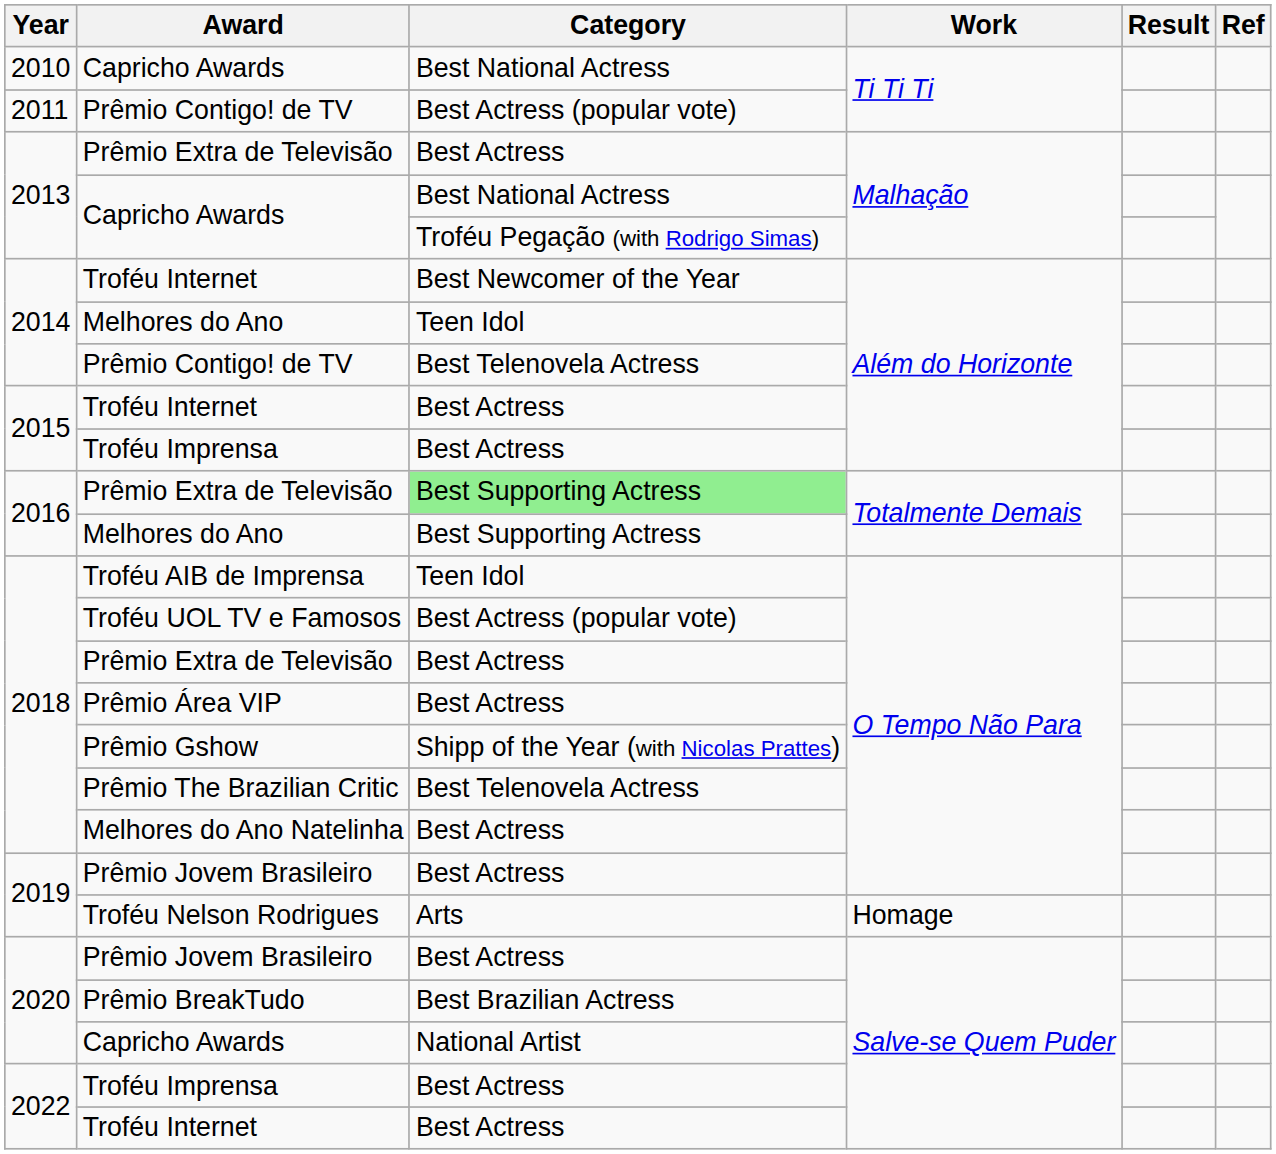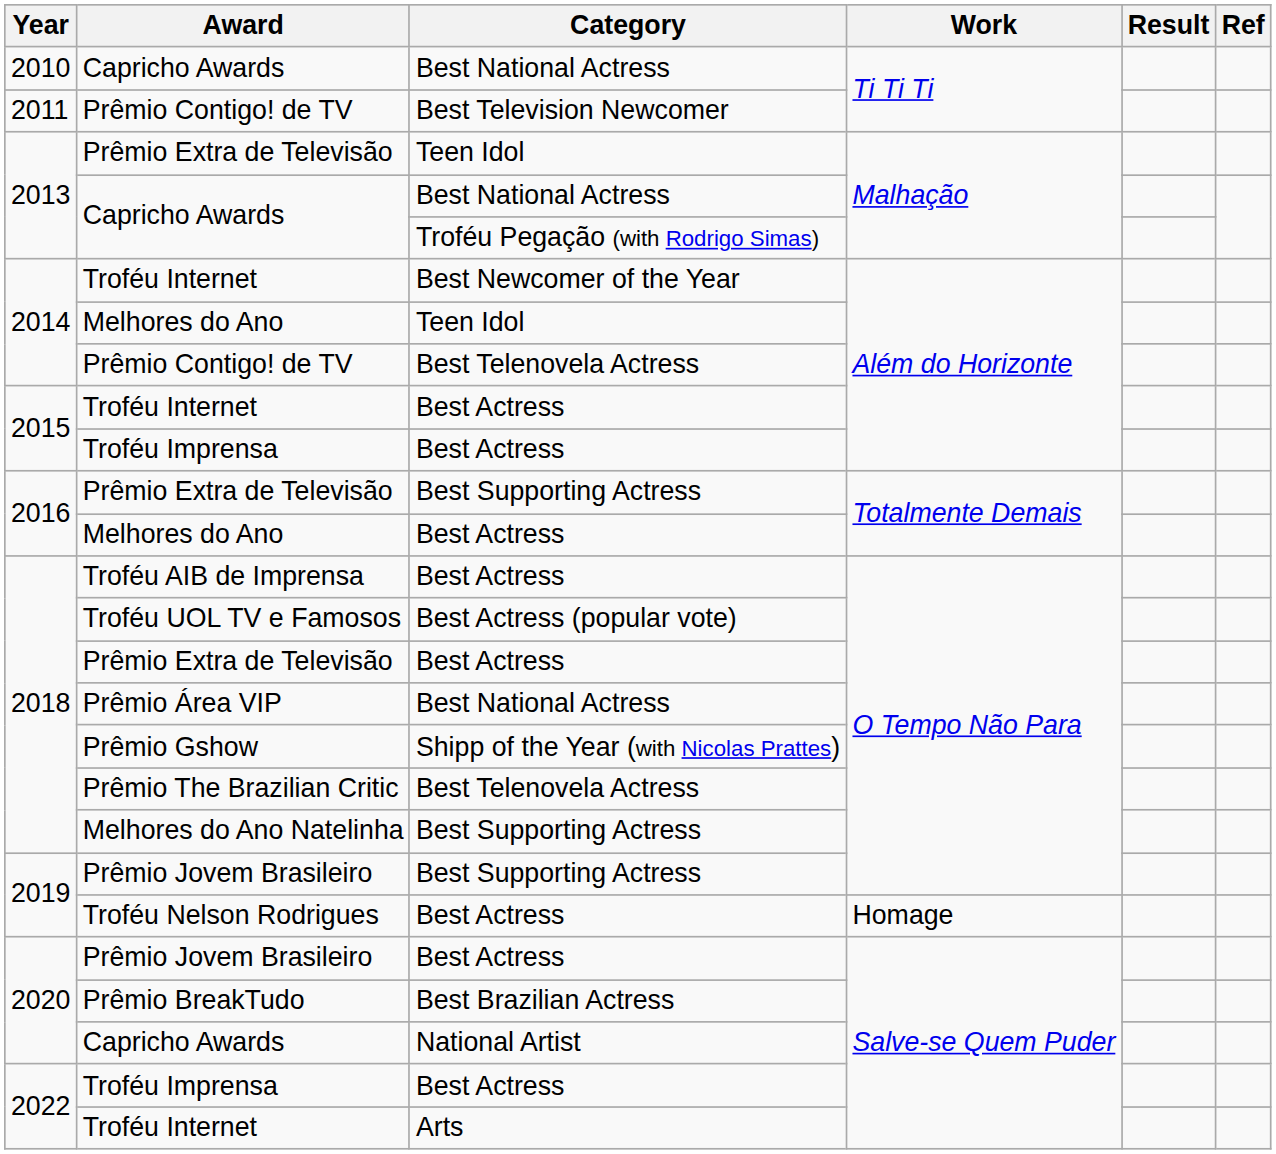(576, 110) Best Actress (popular vote) -> (572, 110) Best Television Newcomer
(490, 152) Best Actress -> (470, 152) Teen Idol
(559, 491) lightgreen background -> (559, 491) no background
(559, 534) Best Supporting Actress -> (490, 534) Best Actress
(470, 576) Teen Idol -> (490, 576) Best Actress
(490, 703) Best Actress -> (543, 703) Best National Actress
(490, 830) Best Actress -> (559, 830) Best Supporting Actress
(490, 873) Best Actress -> (559, 873) Best Supporting Actress
(440, 915) Arts -> (490, 915) Best Actress
(490, 1127) Best Actress -> (440, 1127) Arts
